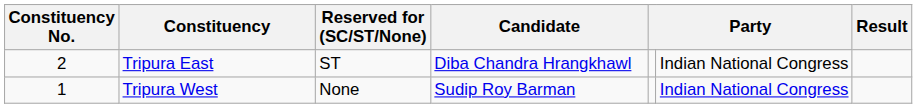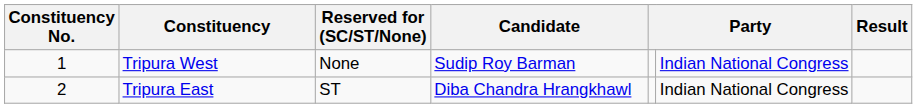rows swapped: (170, 90) <-> (168, 63)
